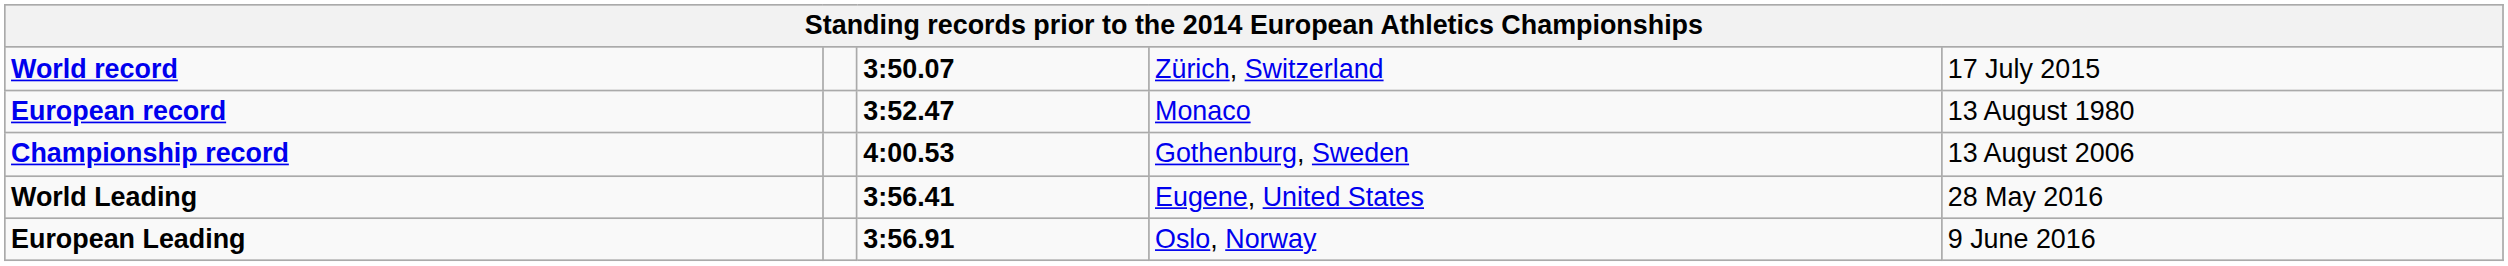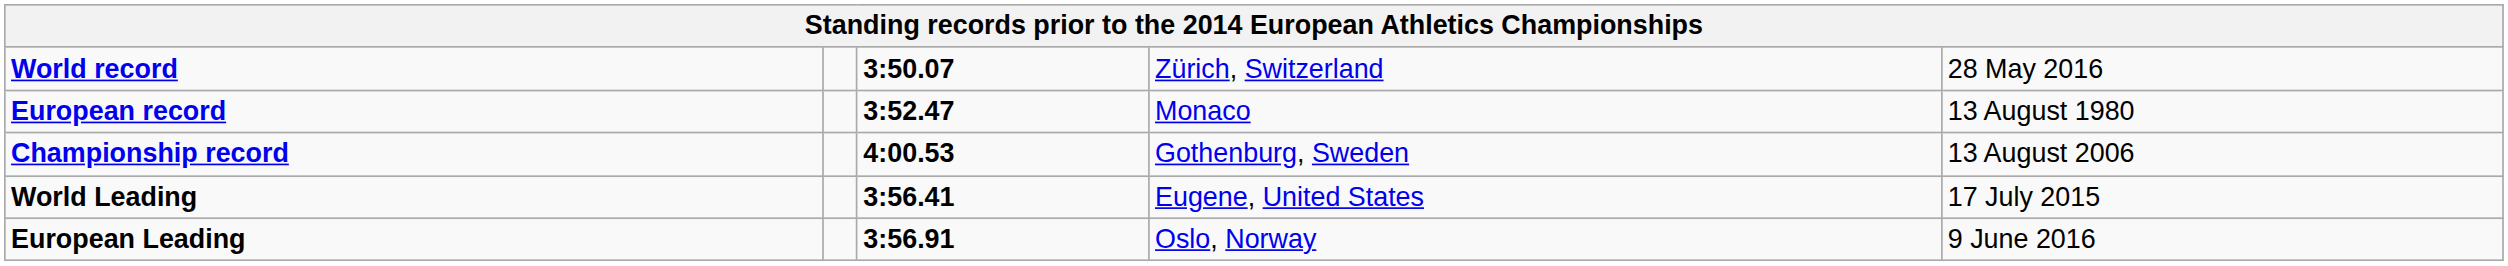(2024, 68) 17 July 2015 -> (2025, 68) 28 May 2016
(2025, 196) 28 May 2016 -> (2024, 196) 17 July 2015
